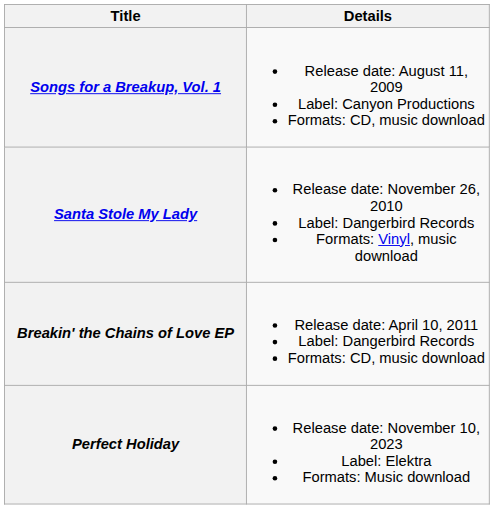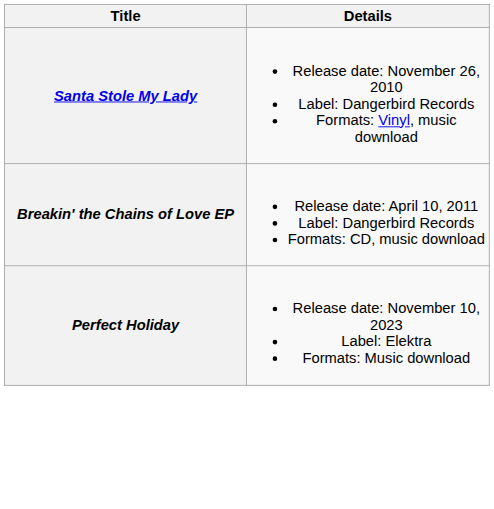- row: (126, 87)
